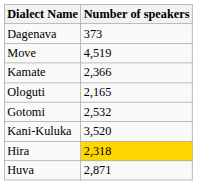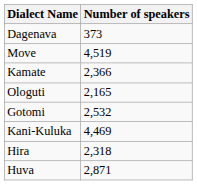(98, 131) 3,520 -> (98, 131) 4,469
(98, 151) gold background -> (98, 151) no background
